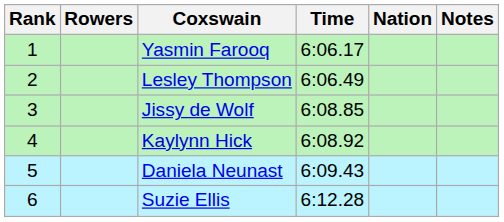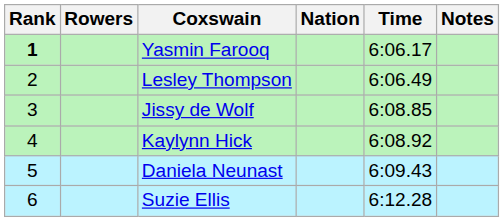columns swapped: (403, 19) <-> (332, 19)
(32, 49) normal -> (32, 49) bold
